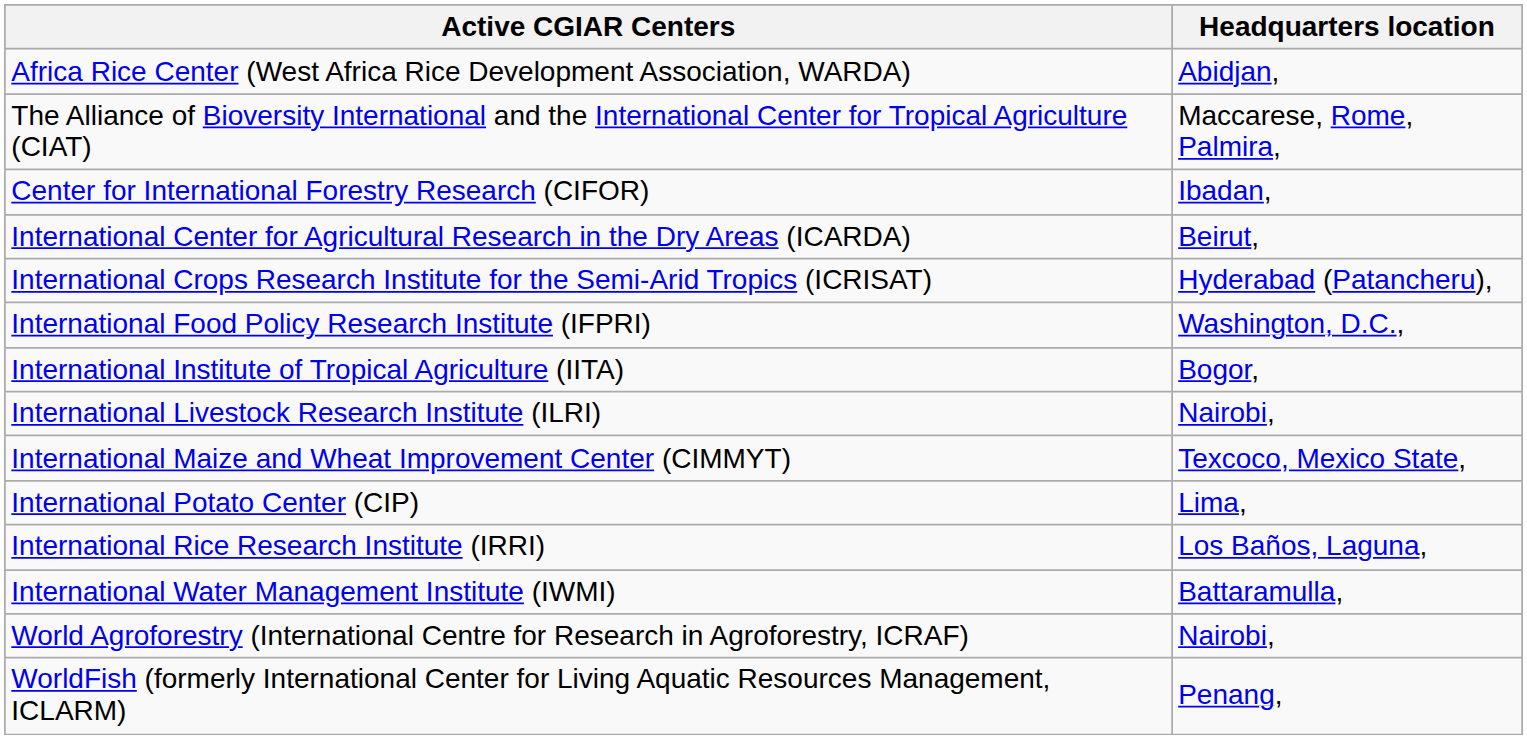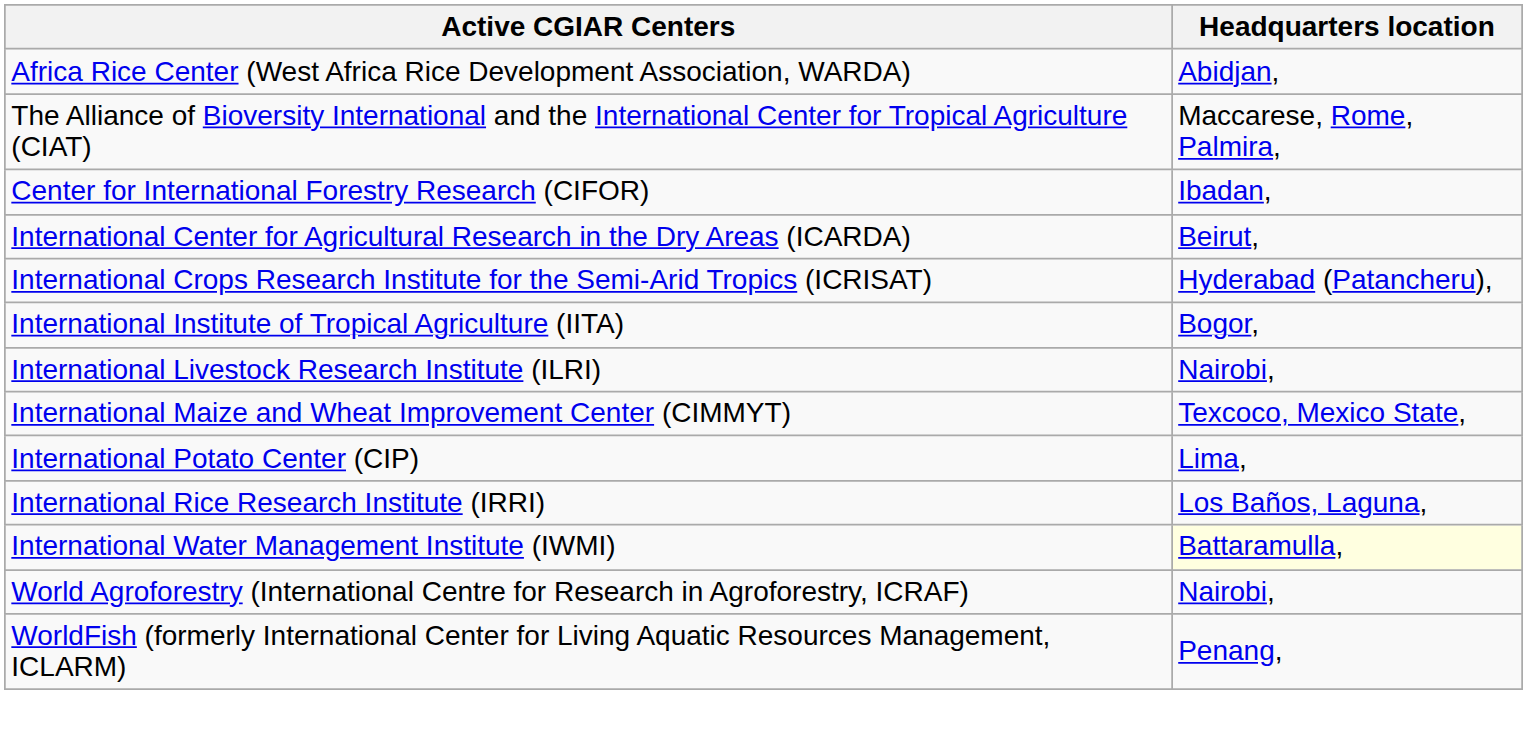- row: (331, 324)
(1261, 591) no background -> (1261, 546) lightyellow background
